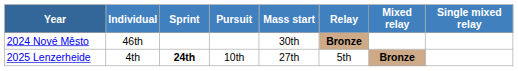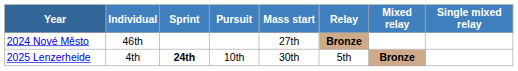(289, 41) 30th -> (289, 41) 27th
(289, 58) 27th -> (289, 58) 30th
